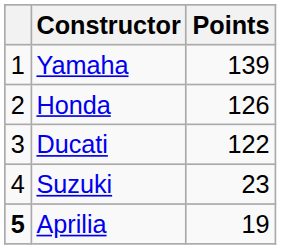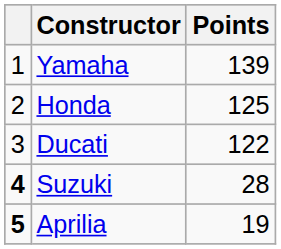(248, 105) 126 -> (248, 105) 125
(18, 185) normal -> (18, 185) bold
(255, 185) 23 -> (255, 185) 28
